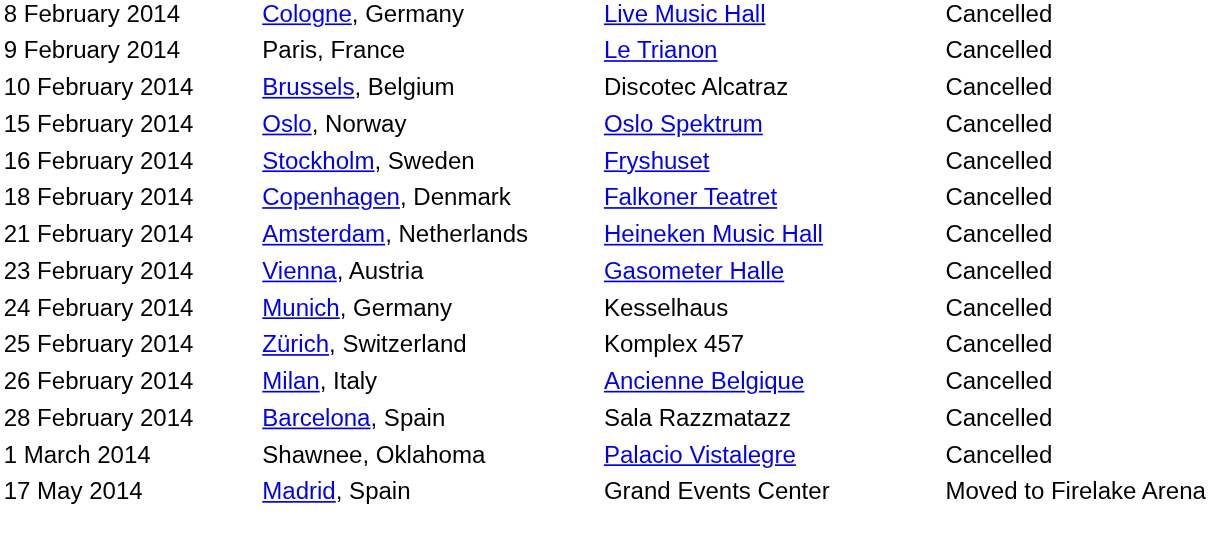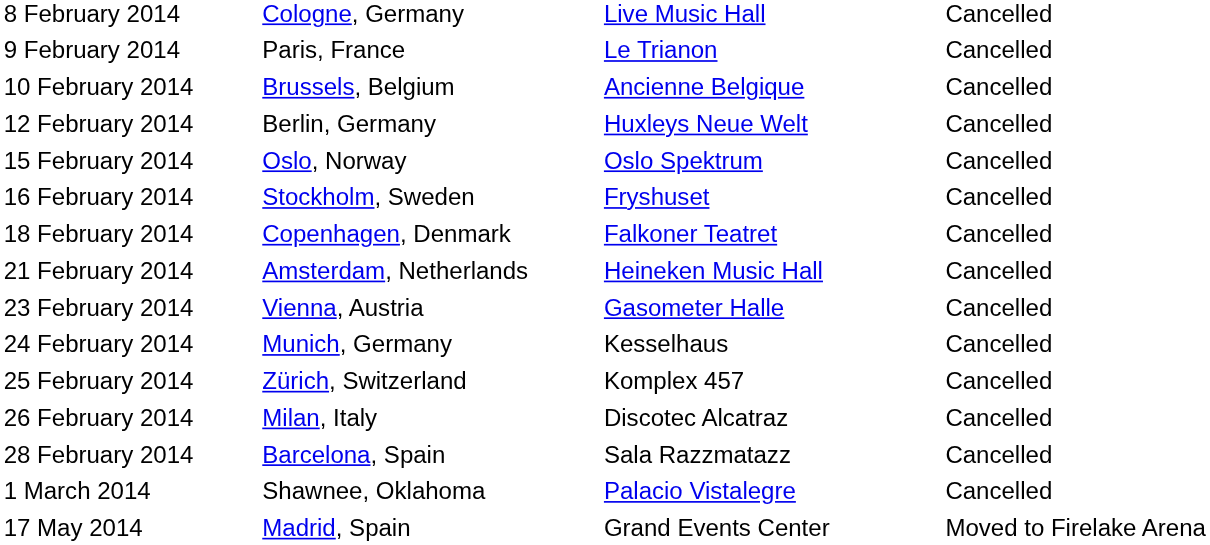(696, 87) Discotec Alcatraz -> (704, 87) Ancienne Belgique
+ row: (99, 124)
(704, 381) Ancienne Belgique -> (696, 418) Discotec Alcatraz
